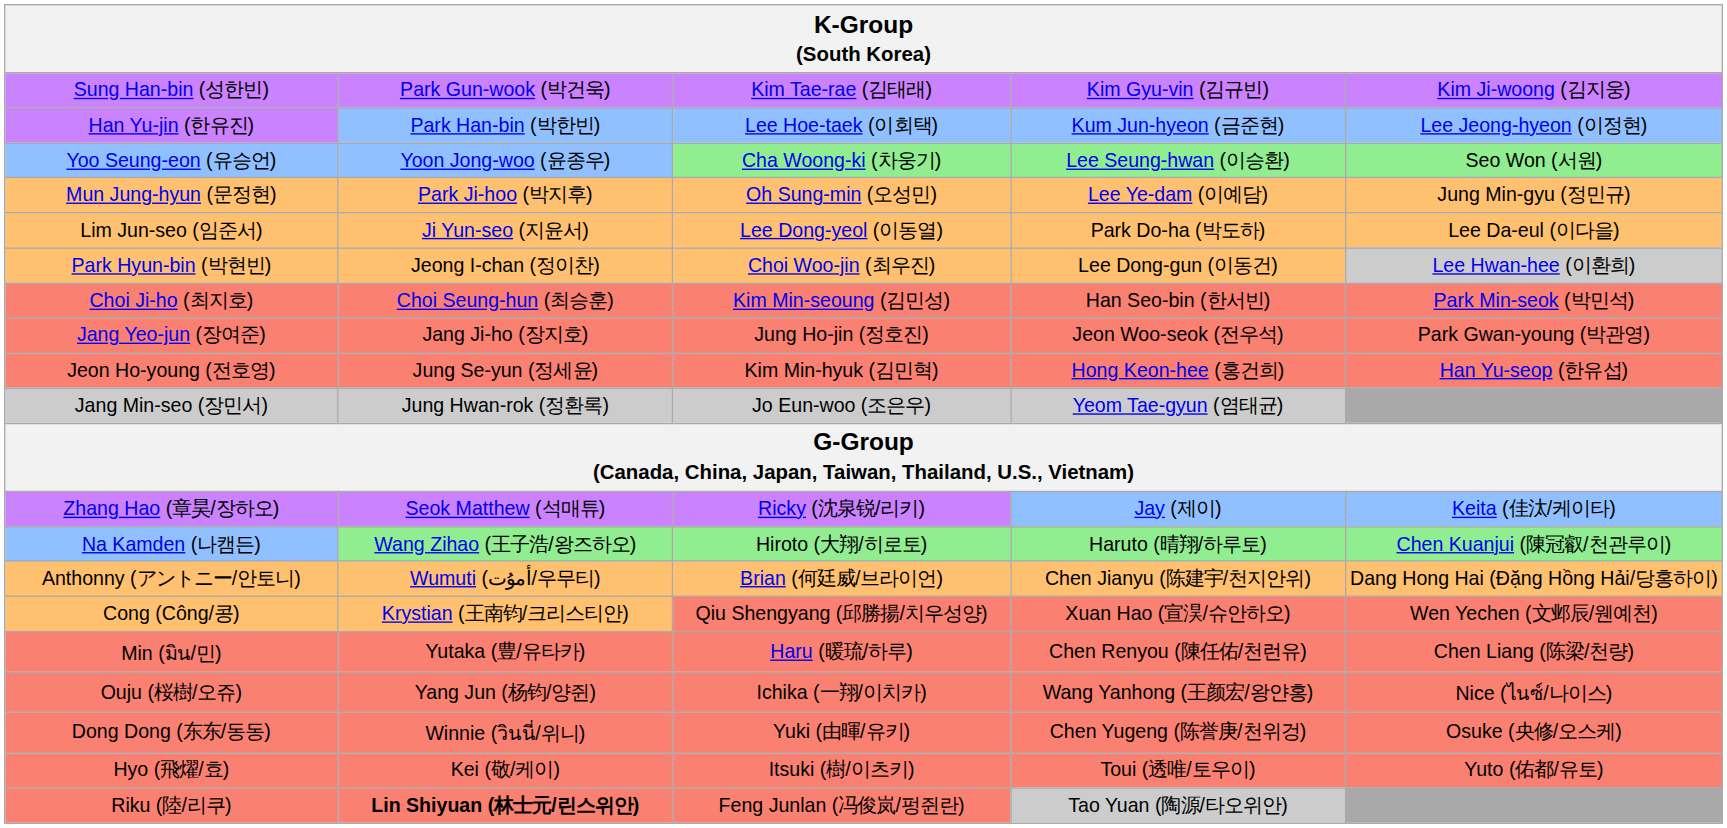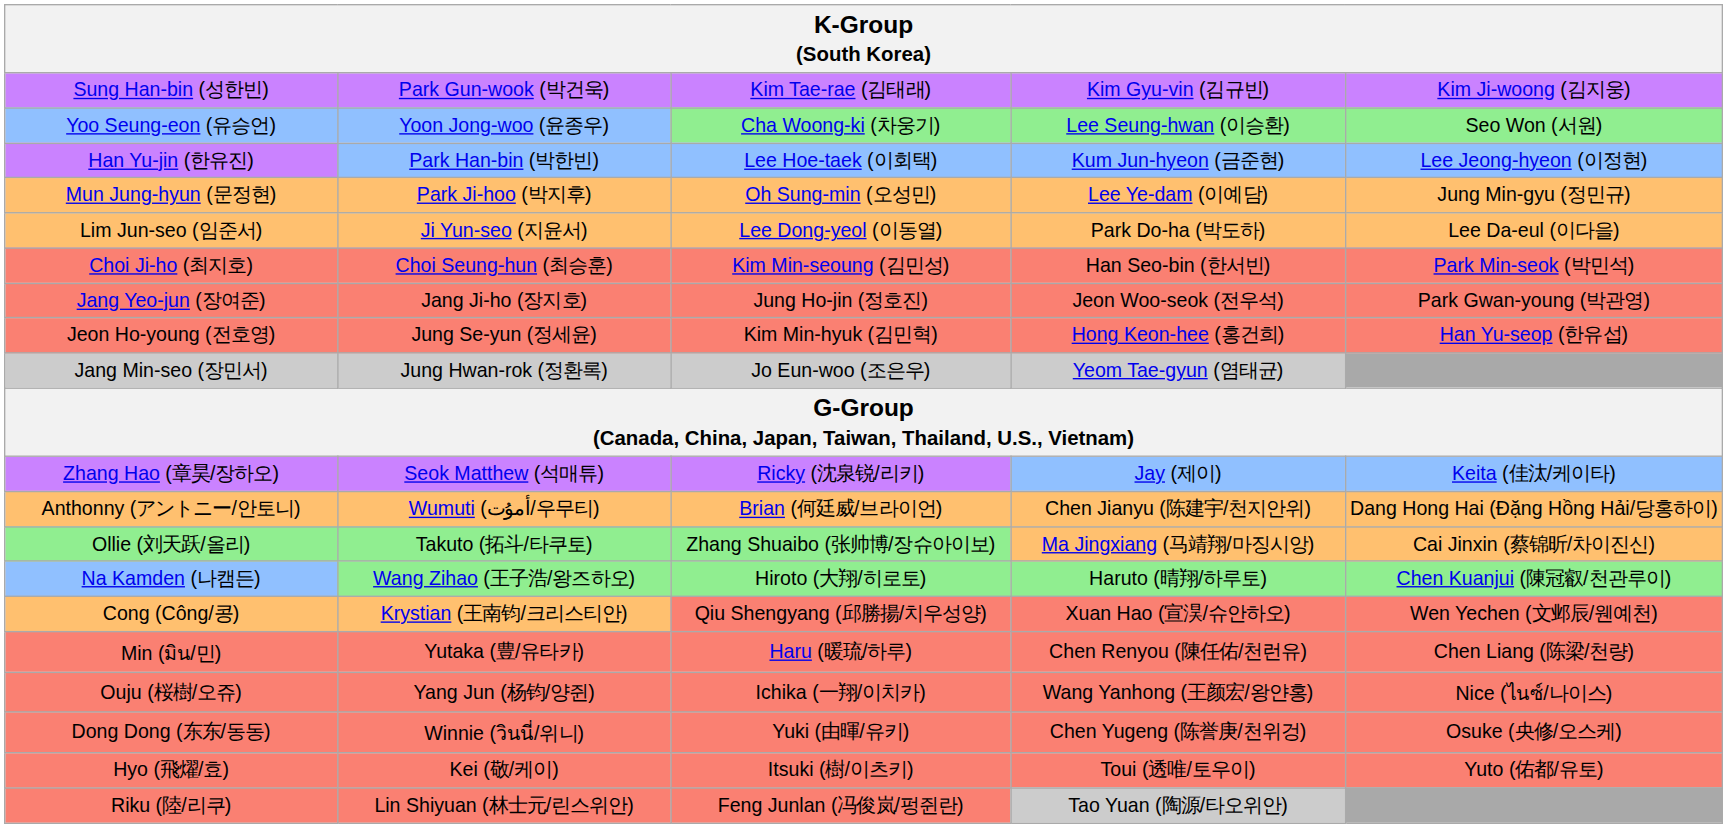rows swapped: (171, 125) <-> (171, 160)
- row: (171, 265)
rows swapped: (171, 544) <-> (171, 579)
+ row: (171, 544)
(505, 805) bold -> (504, 805) normal
